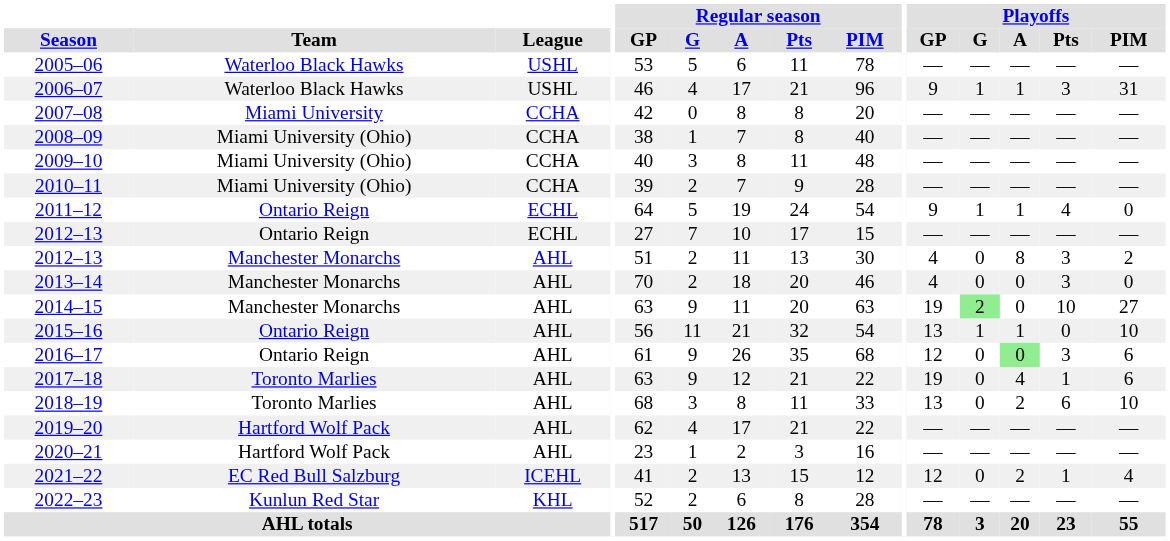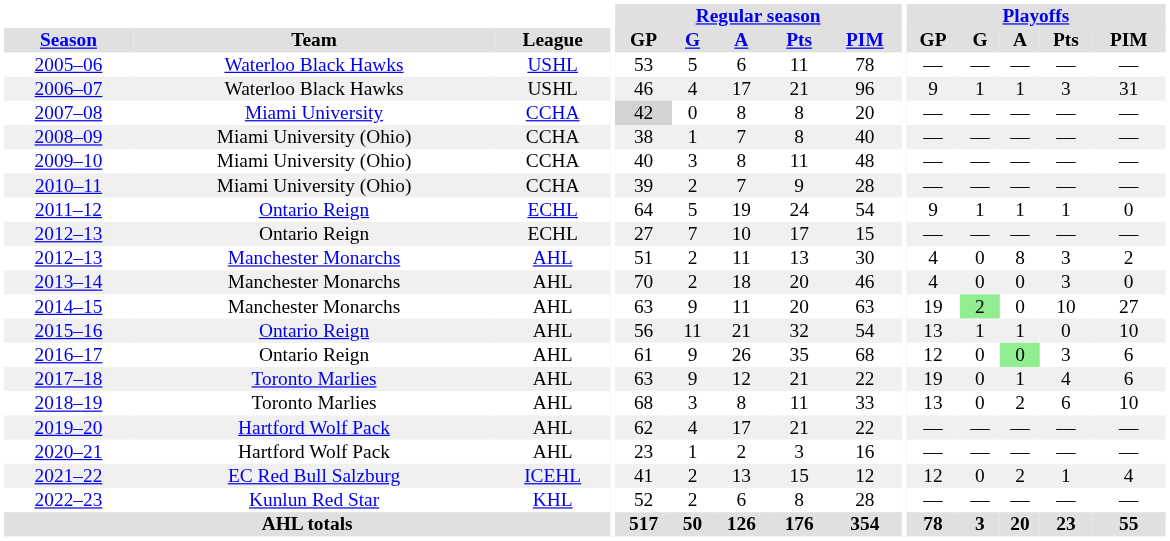(644, 112) no background -> (644, 112) lightgrey background
(1066, 209) 4 -> (1066, 209) 1
(1020, 378) 4 -> (1020, 378) 1
(1066, 378) 1 -> (1066, 378) 4
